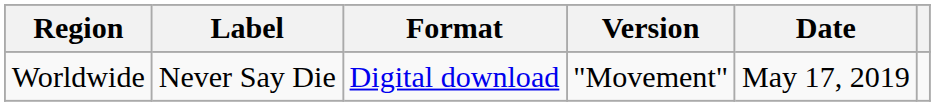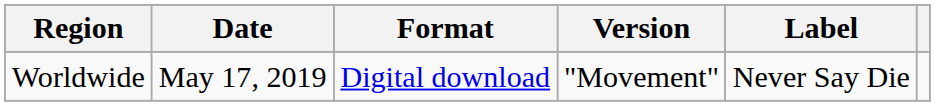columns swapped: (826, 28) <-> (247, 28)
